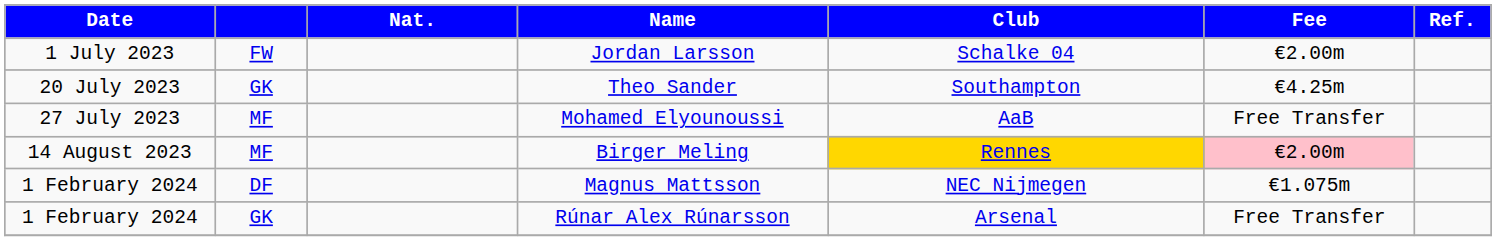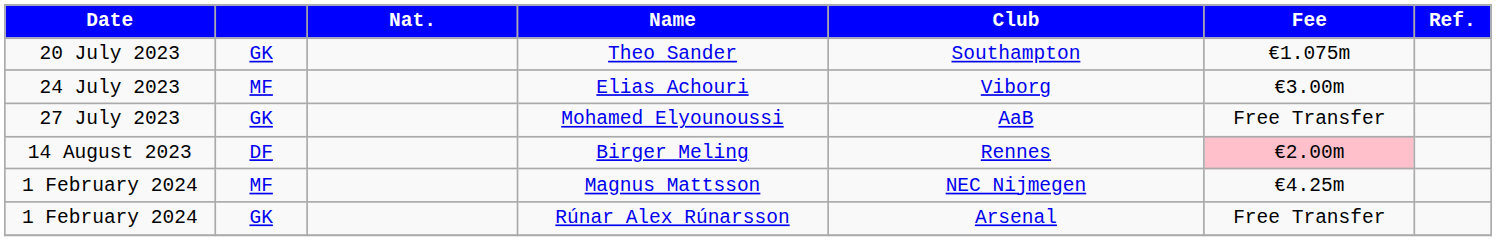- row: (672, 54)
(1309, 87) €4.25m -> (1309, 54) €1.075m
+ row: (672, 87)
(261, 119) MF -> (261, 119) GK
(261, 152) MF -> (261, 152) DF
(1016, 152) gold background -> (1016, 152) no background
(261, 185) DF -> (261, 185) MF
(1309, 185) €1.075m -> (1309, 185) €4.25m
